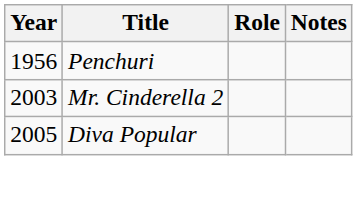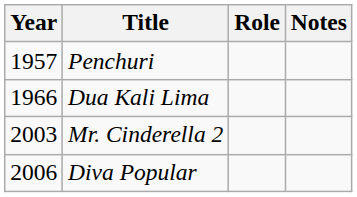(34, 60) 1956 -> (34, 60) 1957
+ row: (139, 97)
(34, 135) 2005 -> (34, 172) 2006
